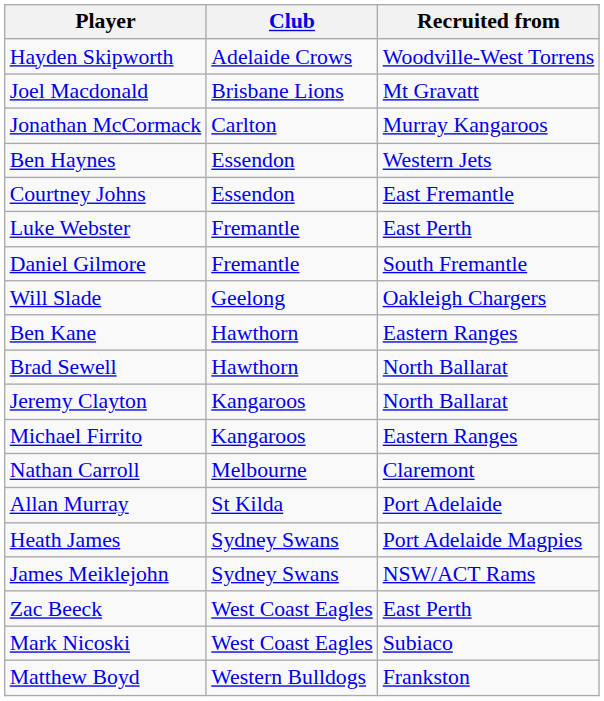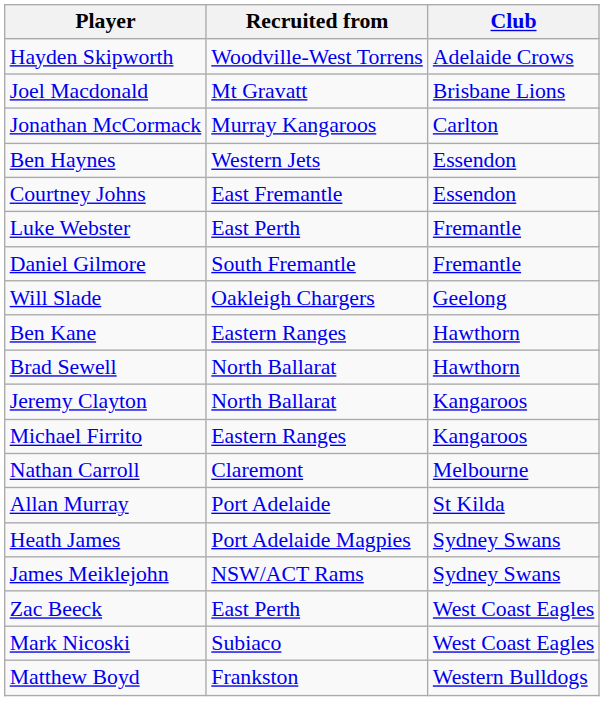columns swapped: (489, 21) <-> (292, 21)
